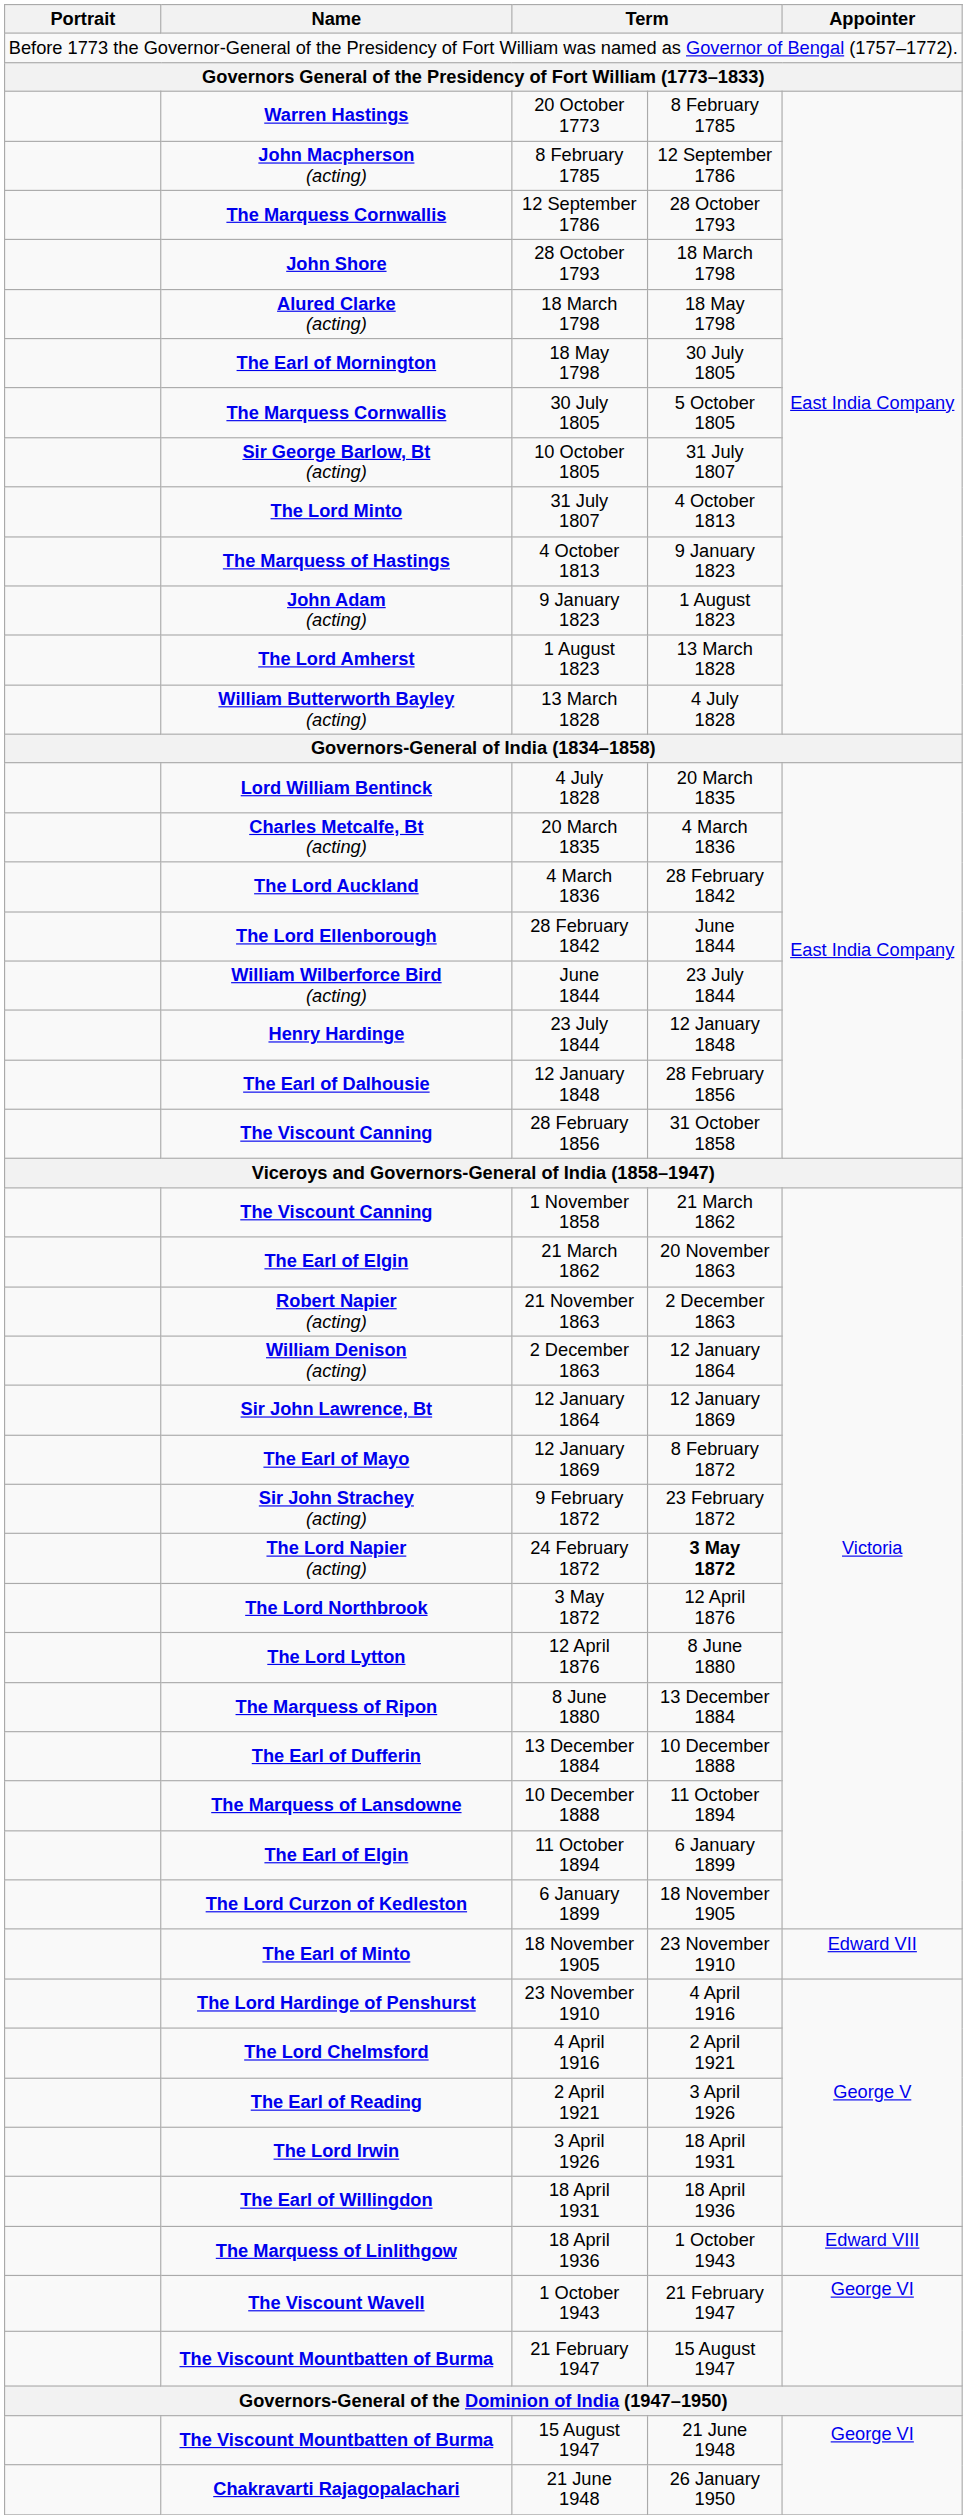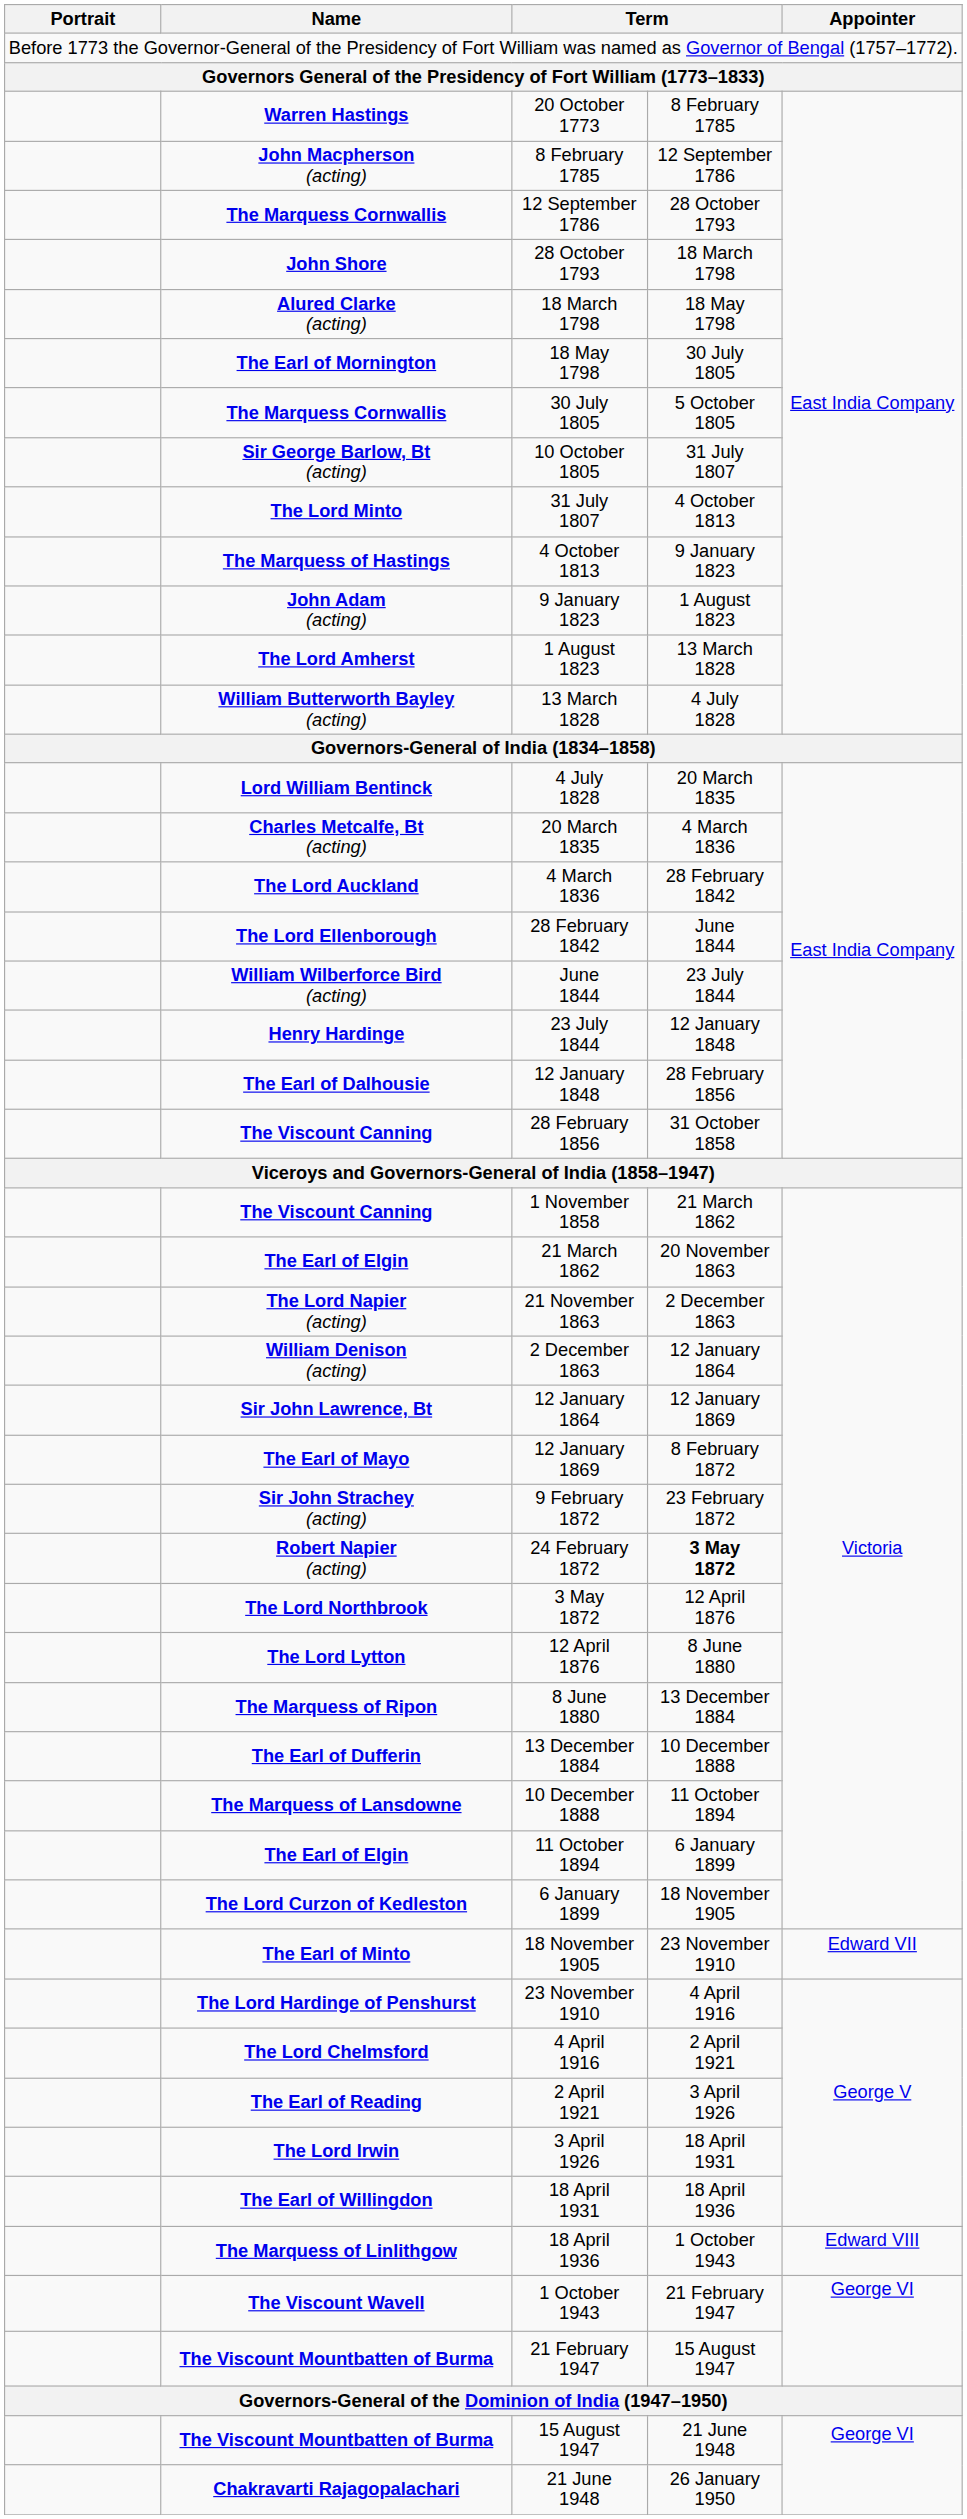(336, 1311) Robert Napier (acting) -> (336, 1311) The Lord Napier (acting)
(336, 1558) The Lord Napier (acting) -> (336, 1558) Robert Napier (acting)
